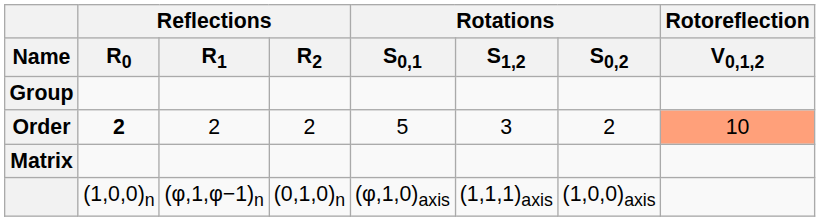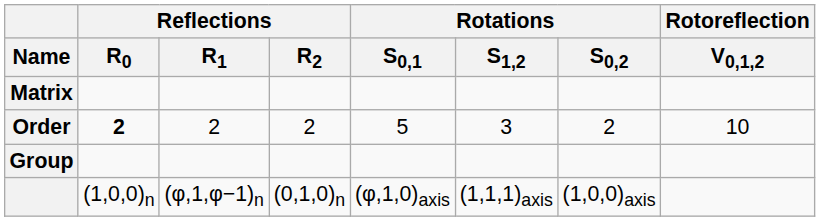rows swapped: (41, 93) <-> (41, 160)
(738, 126) lightsalmon background -> (738, 126) no background
